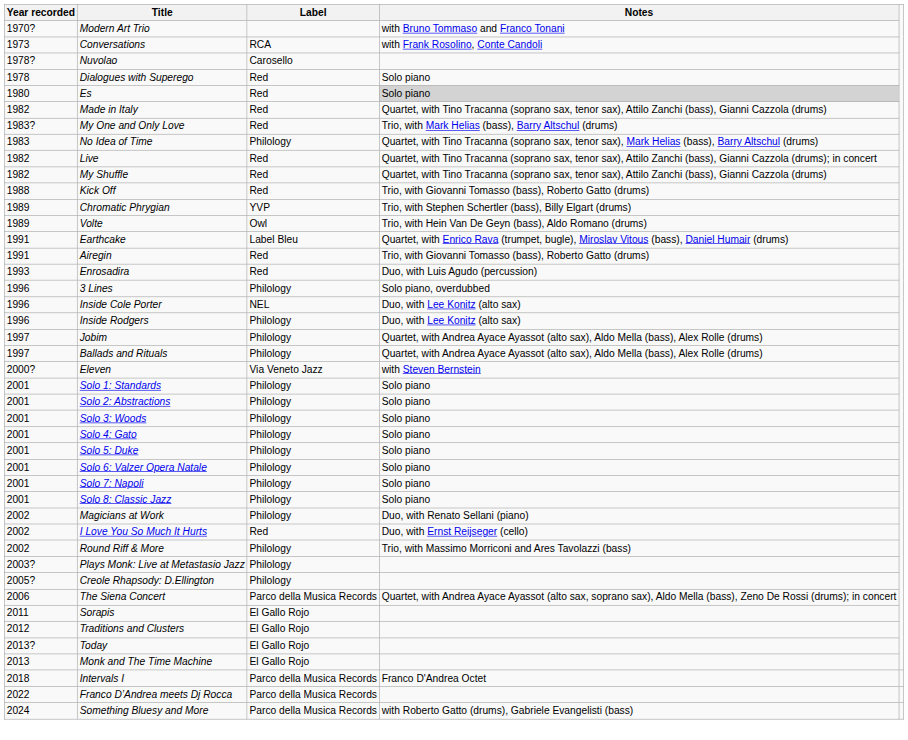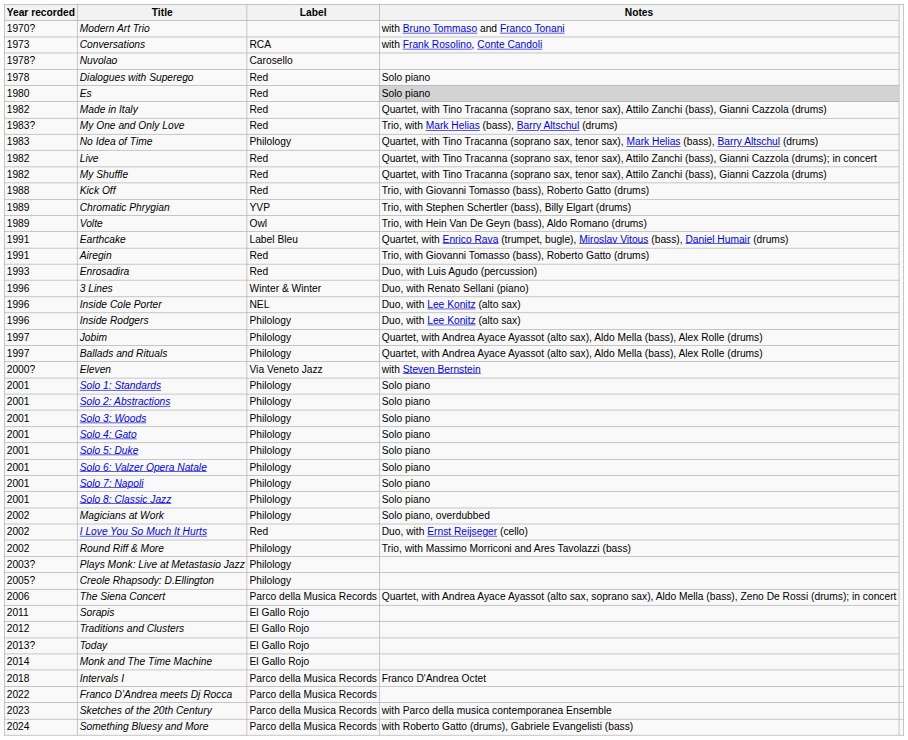(270, 288) Philology -> (285, 288) Winter & Winter
(436, 288) Solo piano, overdubbed -> (455, 288) Duo, with Renato Sellani (piano)
(455, 516) Duo, with Renato Sellani (piano) -> (436, 516) Solo piano, overdubbed
(18, 662) 2013 -> (18, 662) 2014
+ row: (146, 710)
